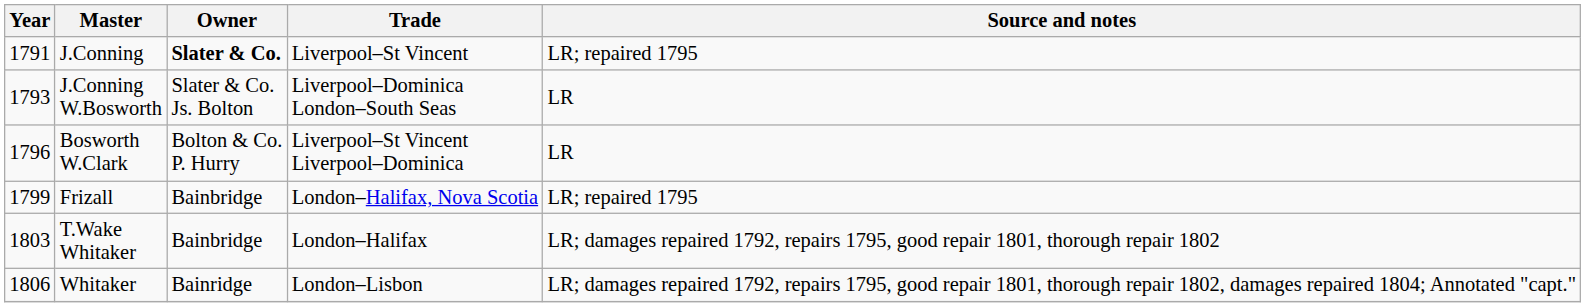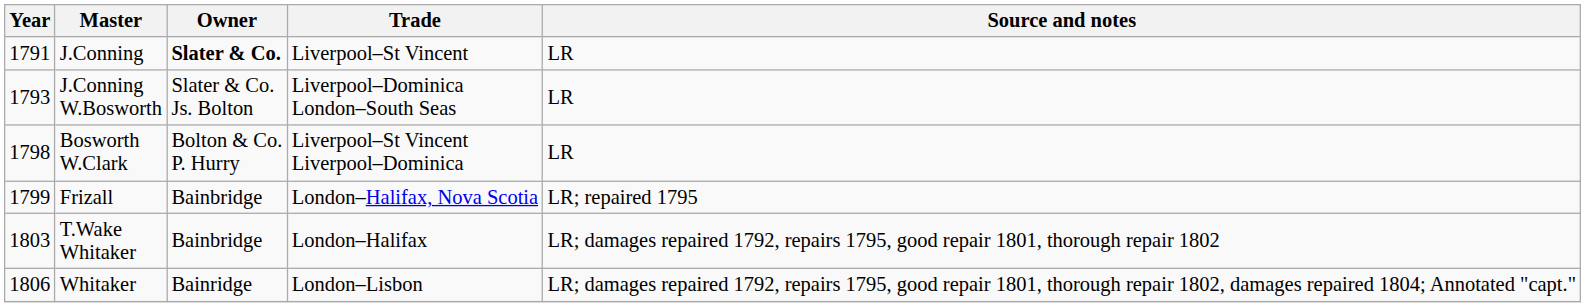(623, 53) LR; repaired 1795 -> (561, 53) LR
(30, 152) 1796 -> (30, 152) 1798
